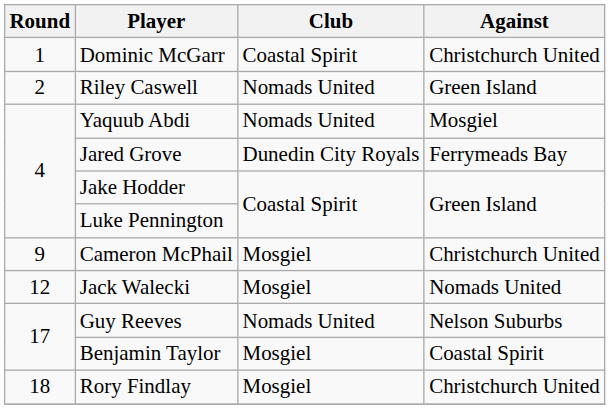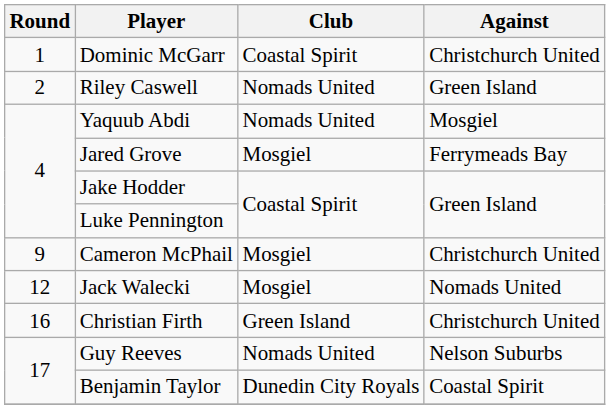(331, 154) Dunedin City Royals -> (277, 154) Mosgiel
+ row: (141, 320)
(277, 353) Mosgiel -> (331, 386) Dunedin City Royals
- row: (135, 386)
